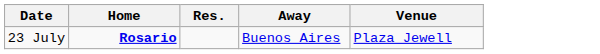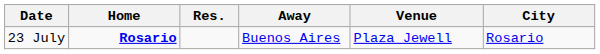+ column: (539, 16)
